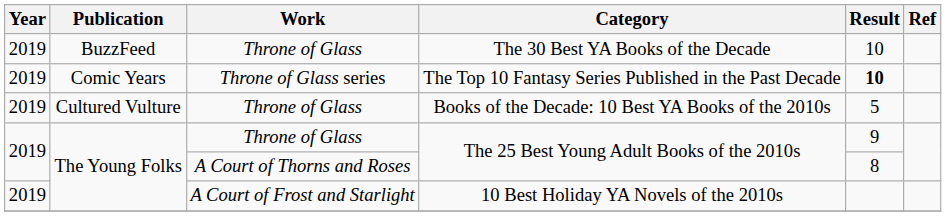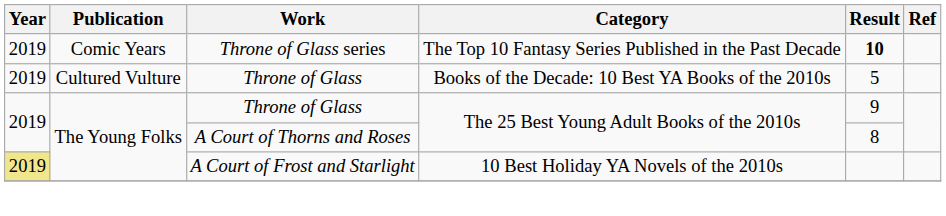- row: (303, 48)
(27, 195) no background -> (27, 166) khaki background
